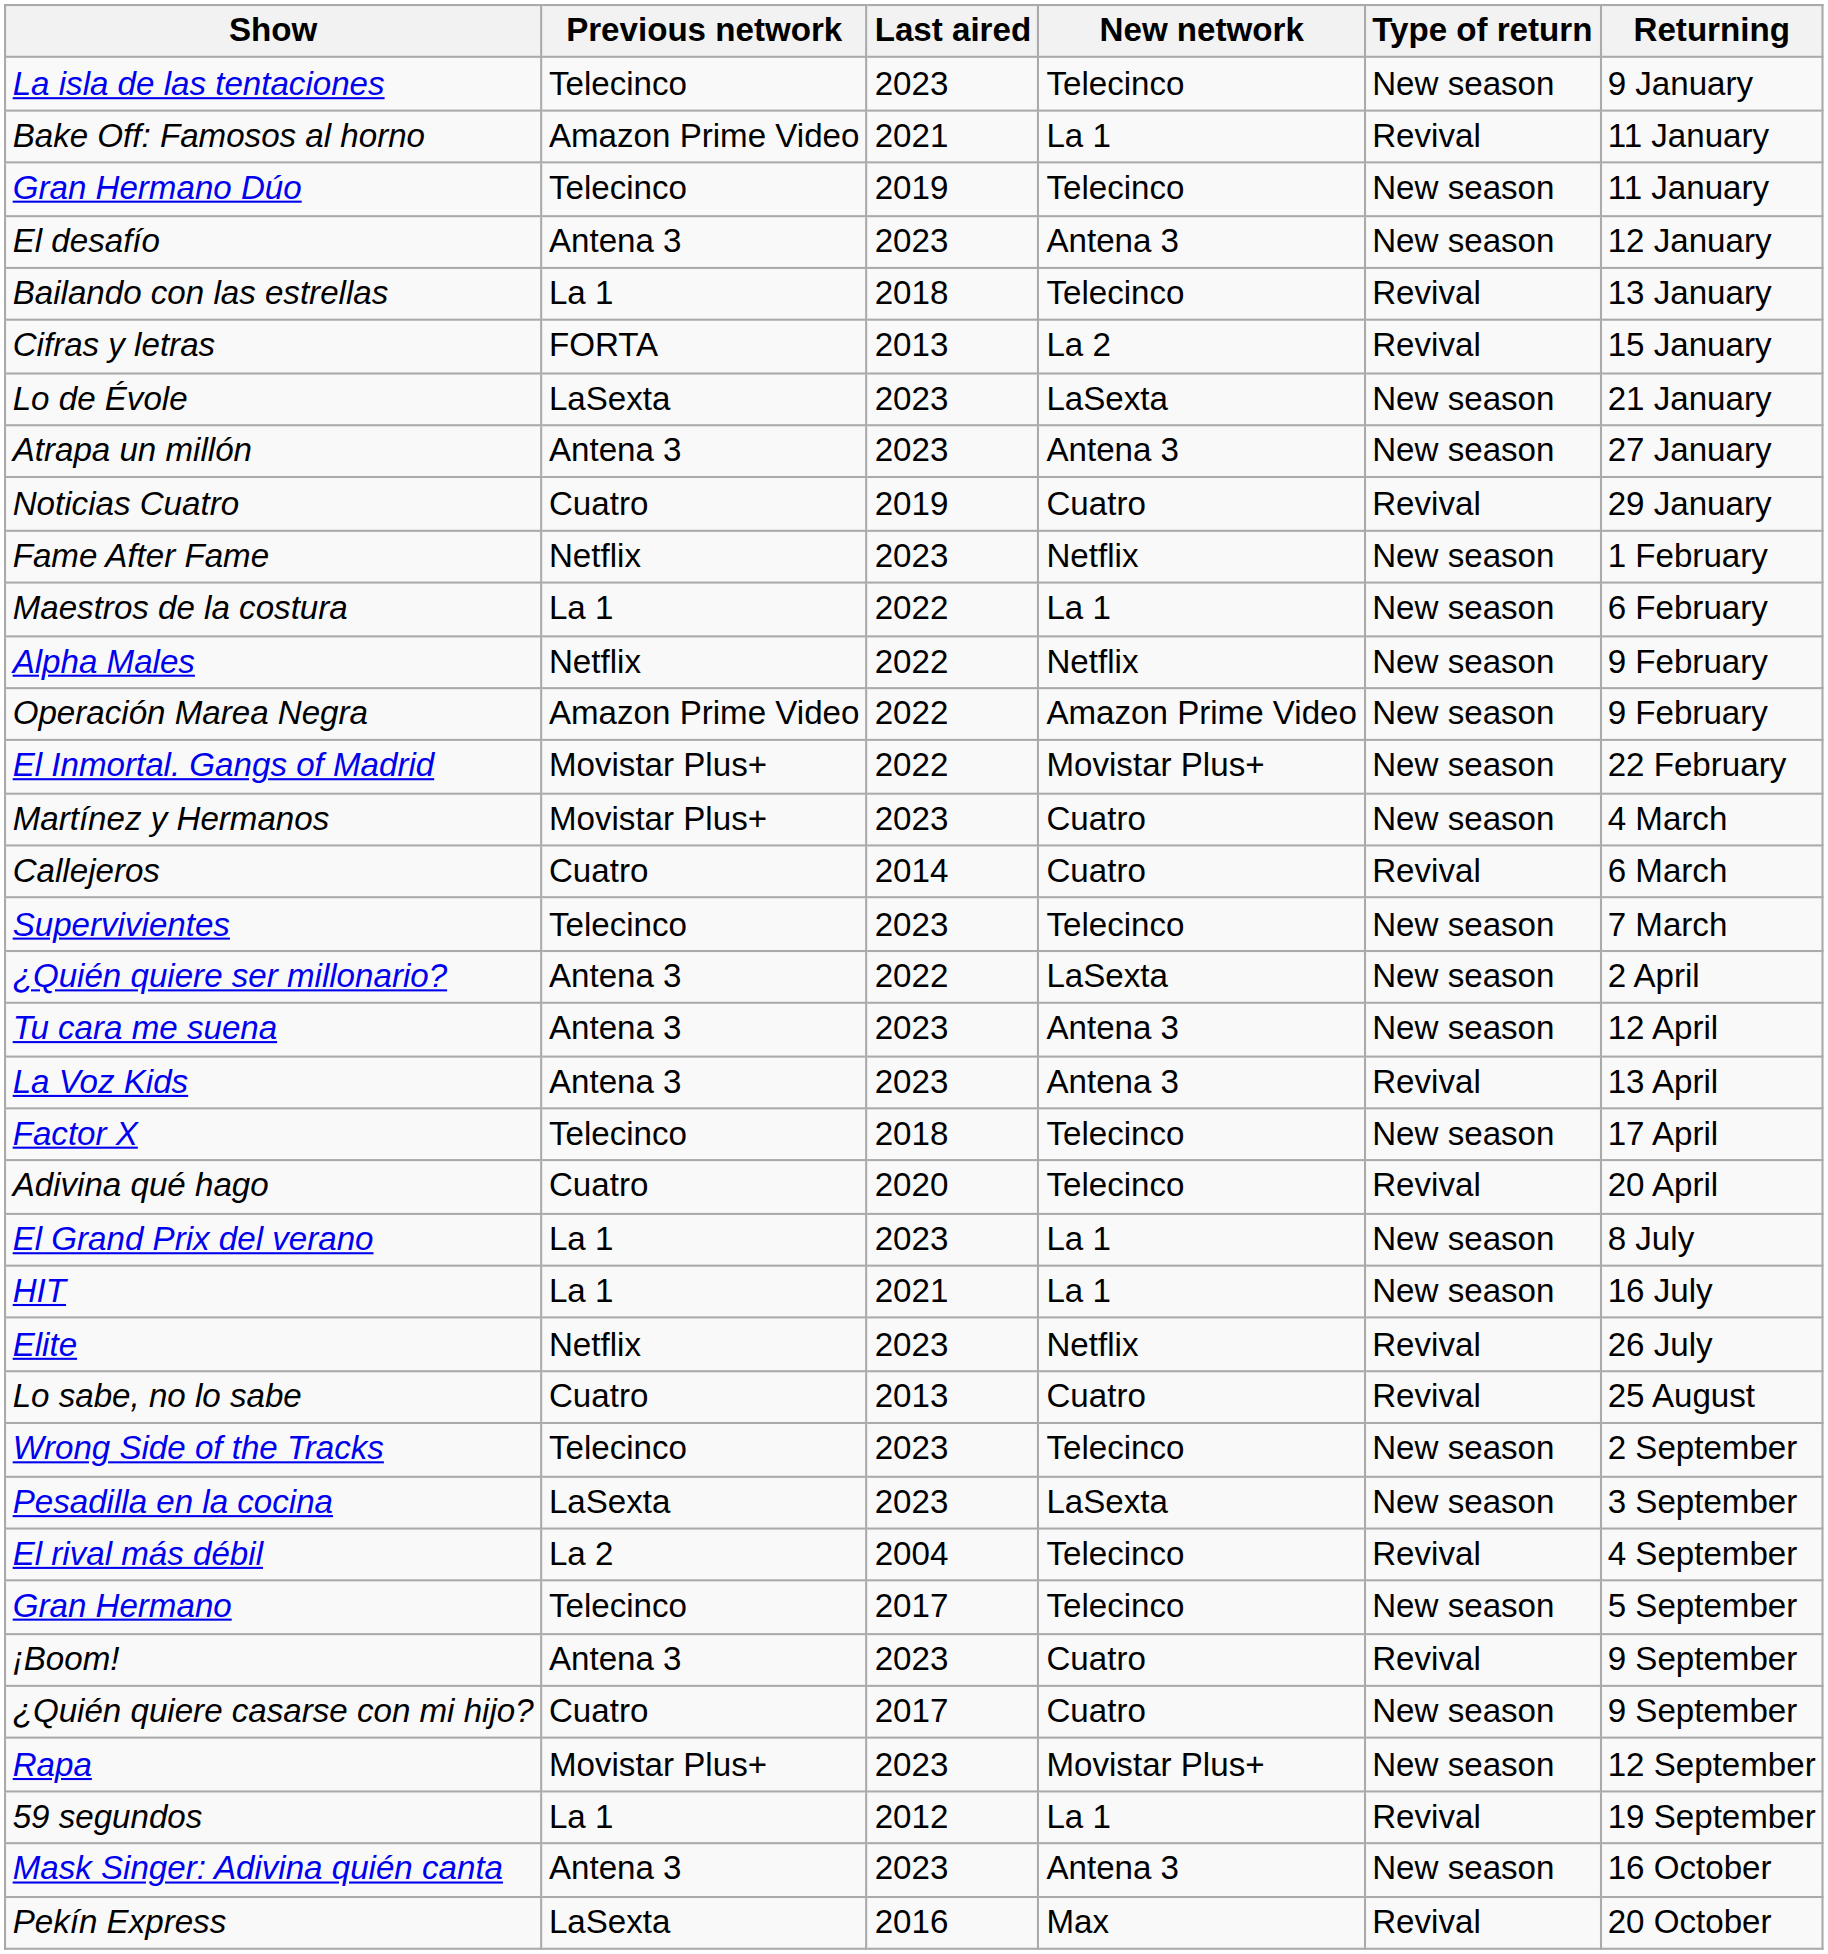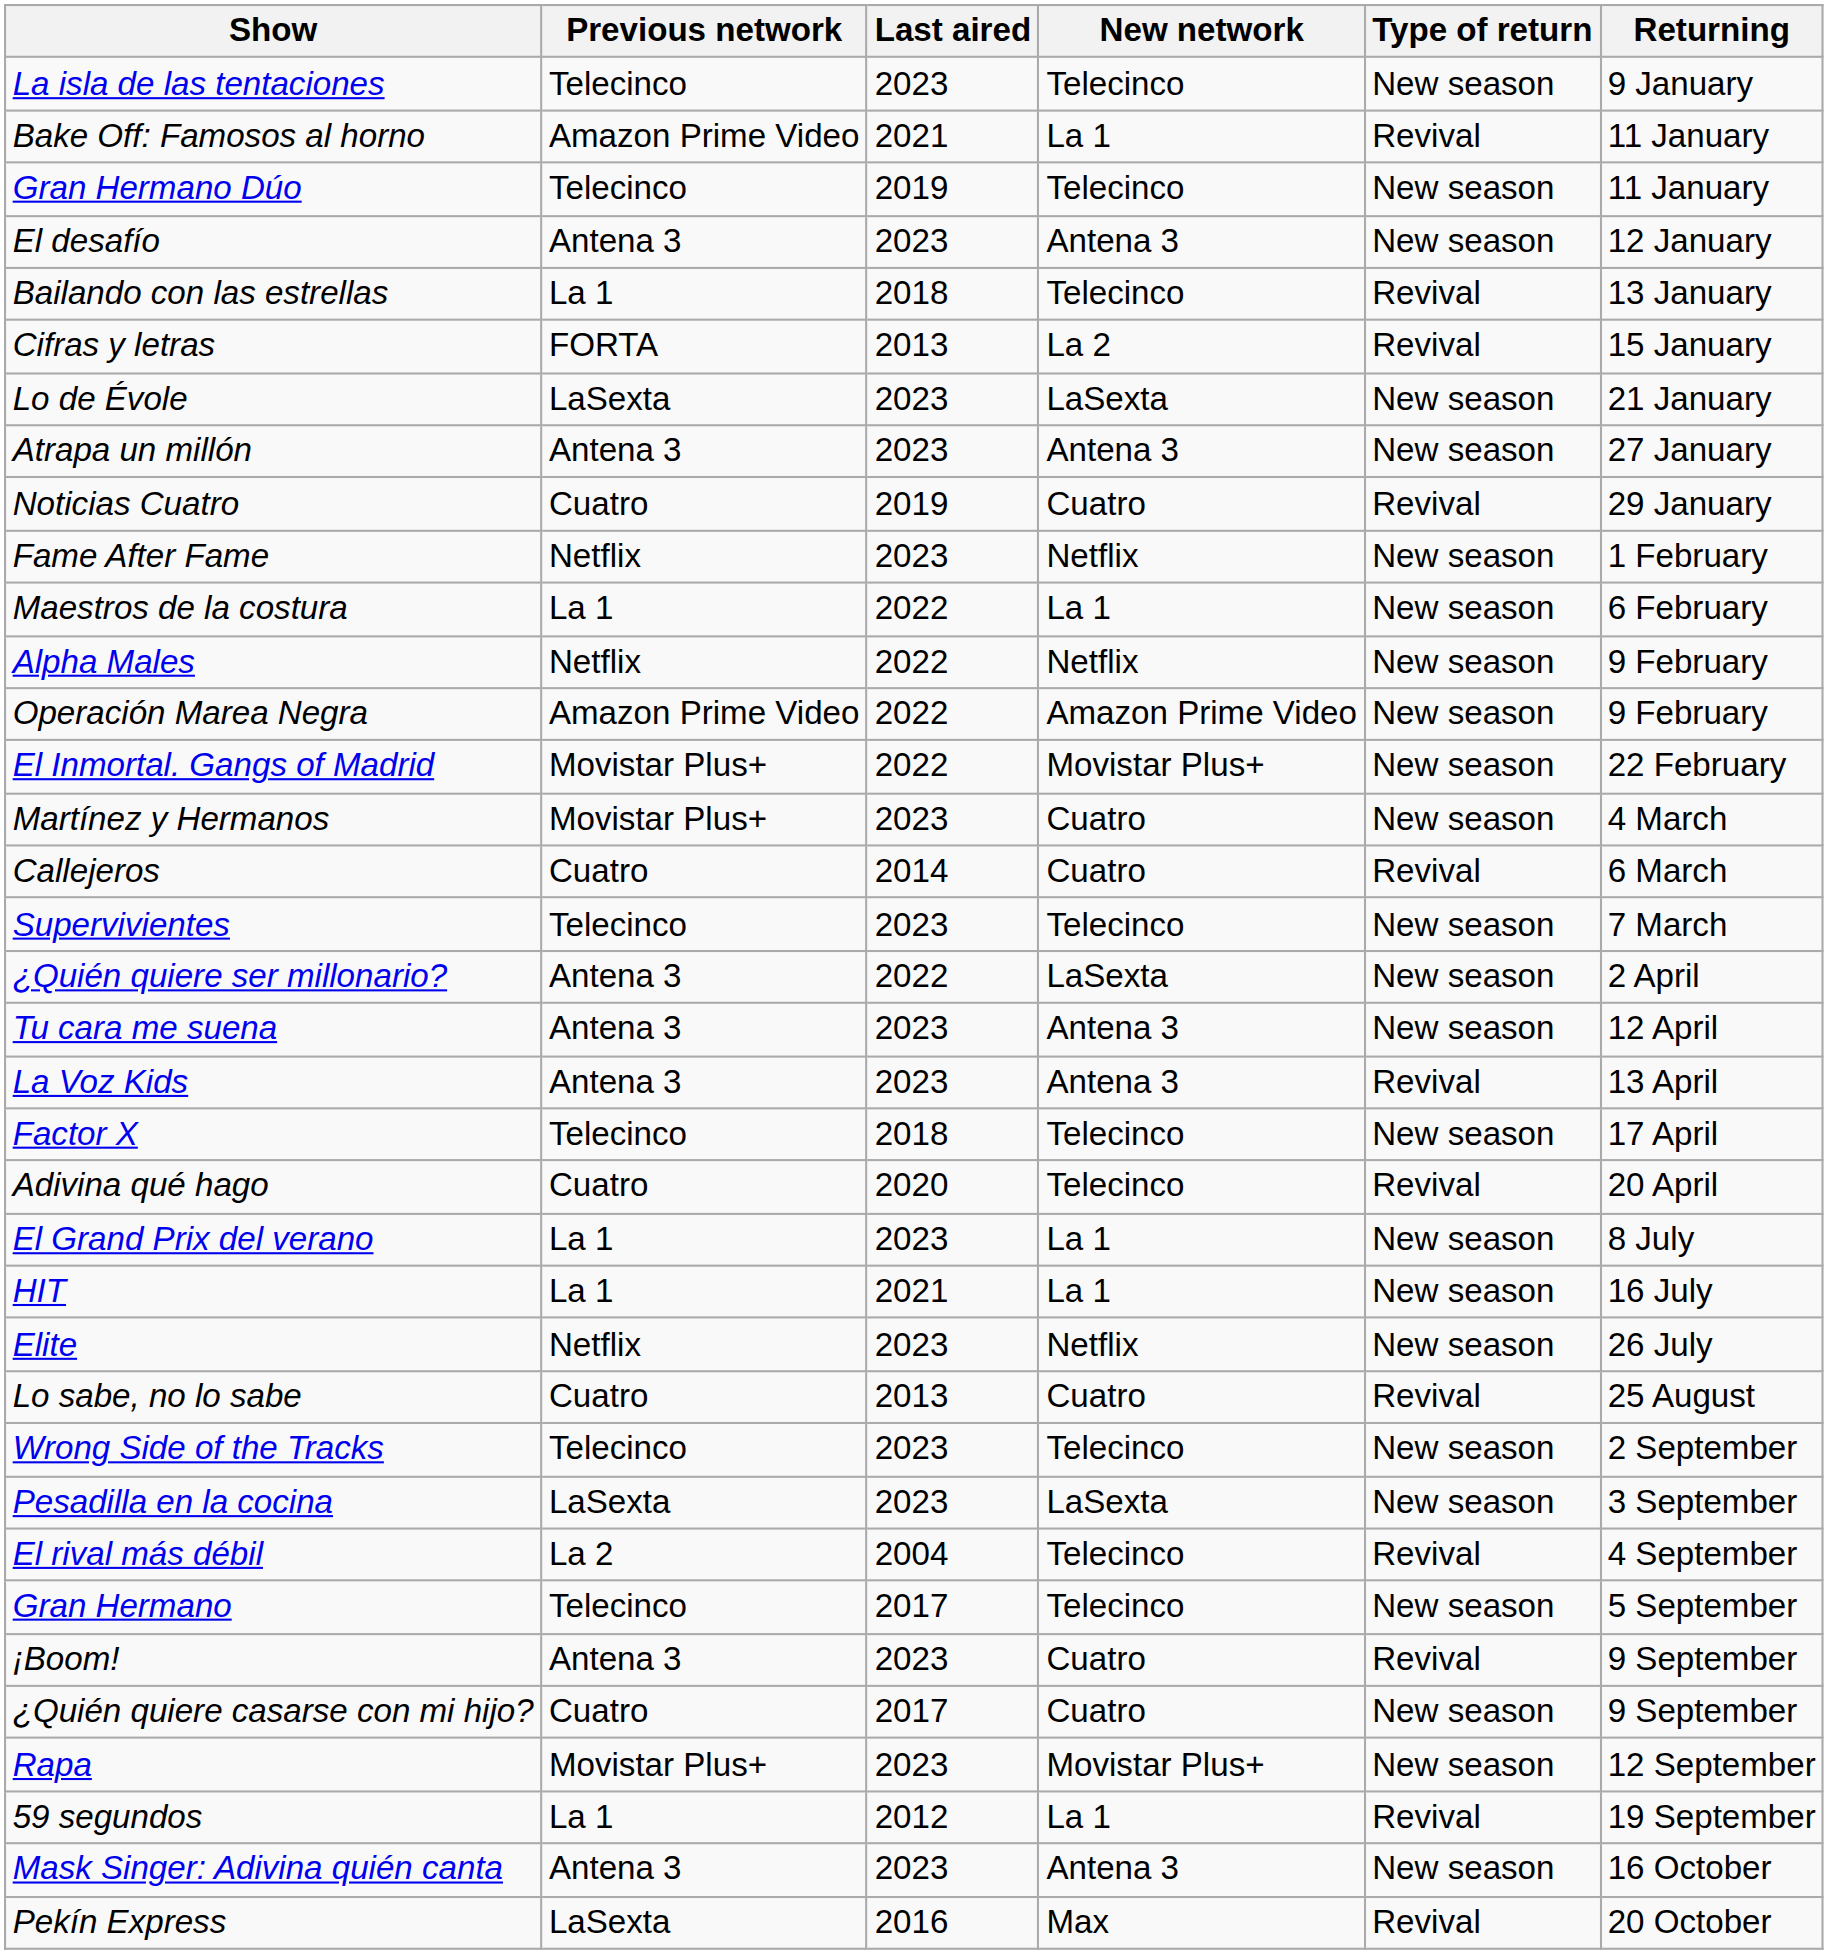(1427, 1343) Revival -> (1463, 1343) New season
